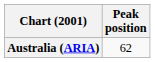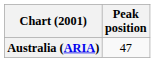(126, 47) 62 -> (126, 47) 47
